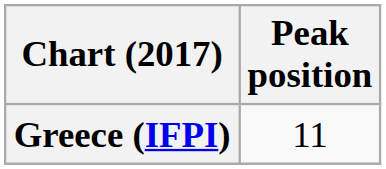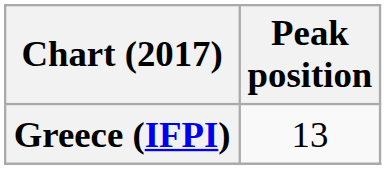(310, 133) 11 -> (310, 133) 13
